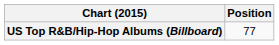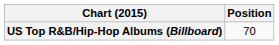(249, 31) 77 -> (249, 31) 70
